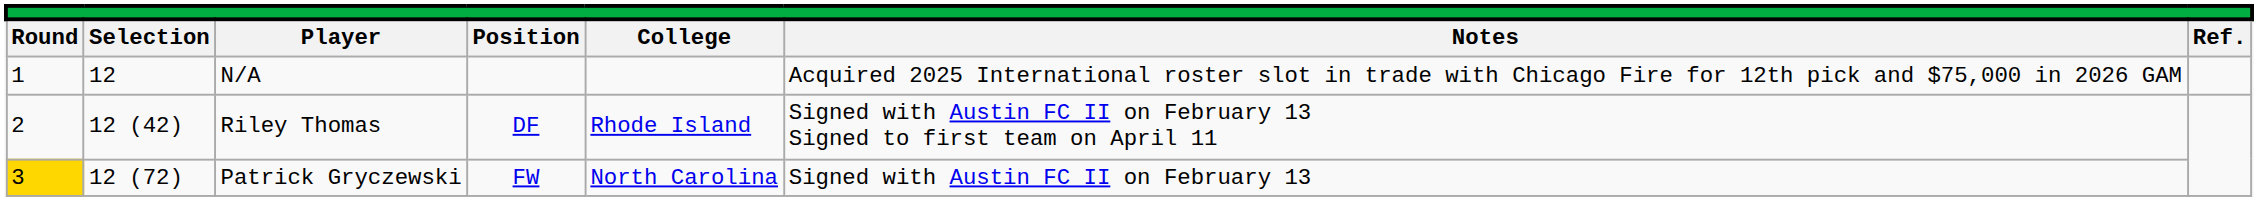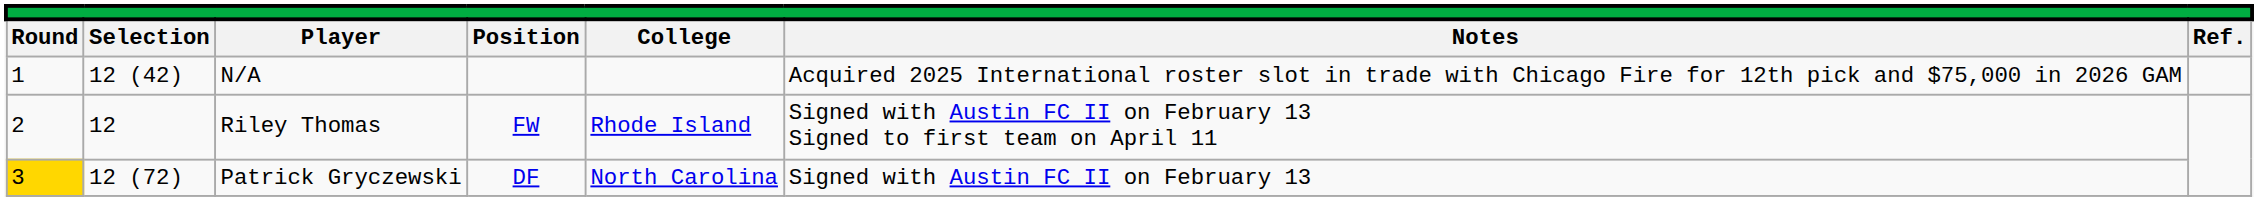(103, 76) 12 -> (136, 76) 12 (42)
(136, 126) 12 (42) -> (103, 126) 12
(526, 126) DF -> (526, 126) FW
(526, 177) FW -> (526, 177) DF
